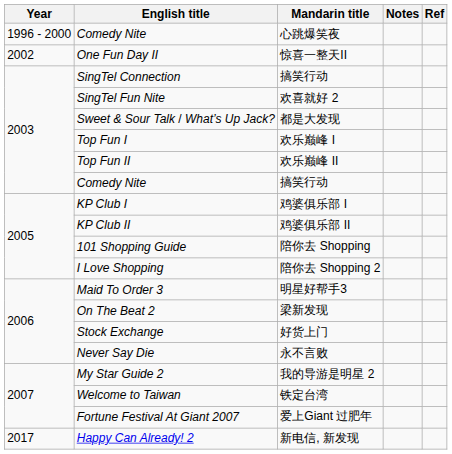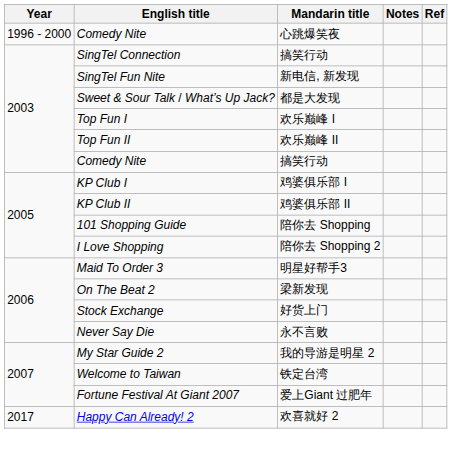- row: (20, 55)
(309, 97) 欢喜就好 2 -> (320, 76) 新电信, 新发现
(320, 438) 新电信, 新发现 -> (309, 416) 欢喜就好 2
